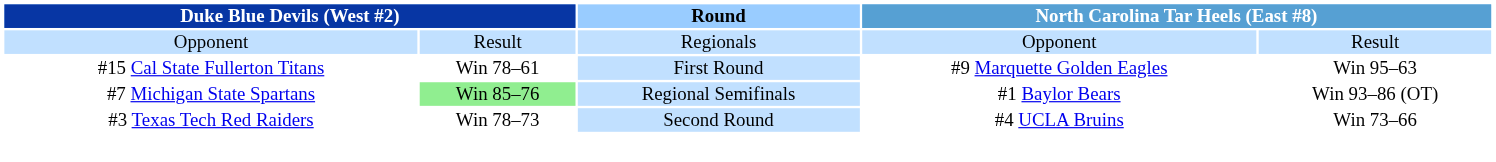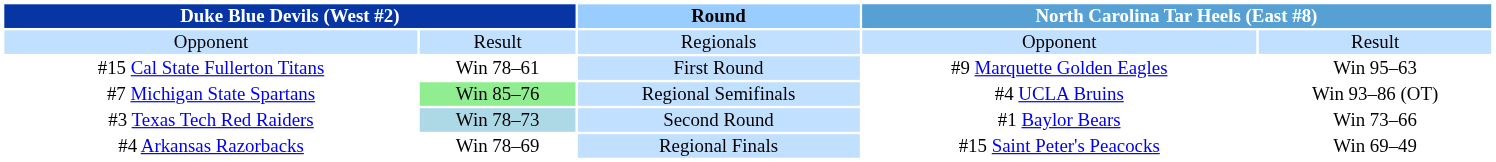(1059, 93) #1 Baylor Bears -> (1059, 93) #4 UCLA Bruins
(498, 119) no background -> (498, 119) lightblue background
(1059, 119) #4 UCLA Bruins -> (1059, 119) #1 Baylor Bears
+ row: (211, 145)
